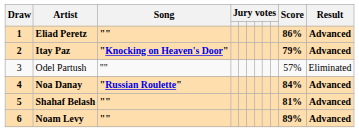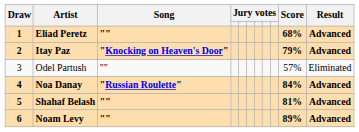(292, 35) 86% -> (292, 35) 68%
